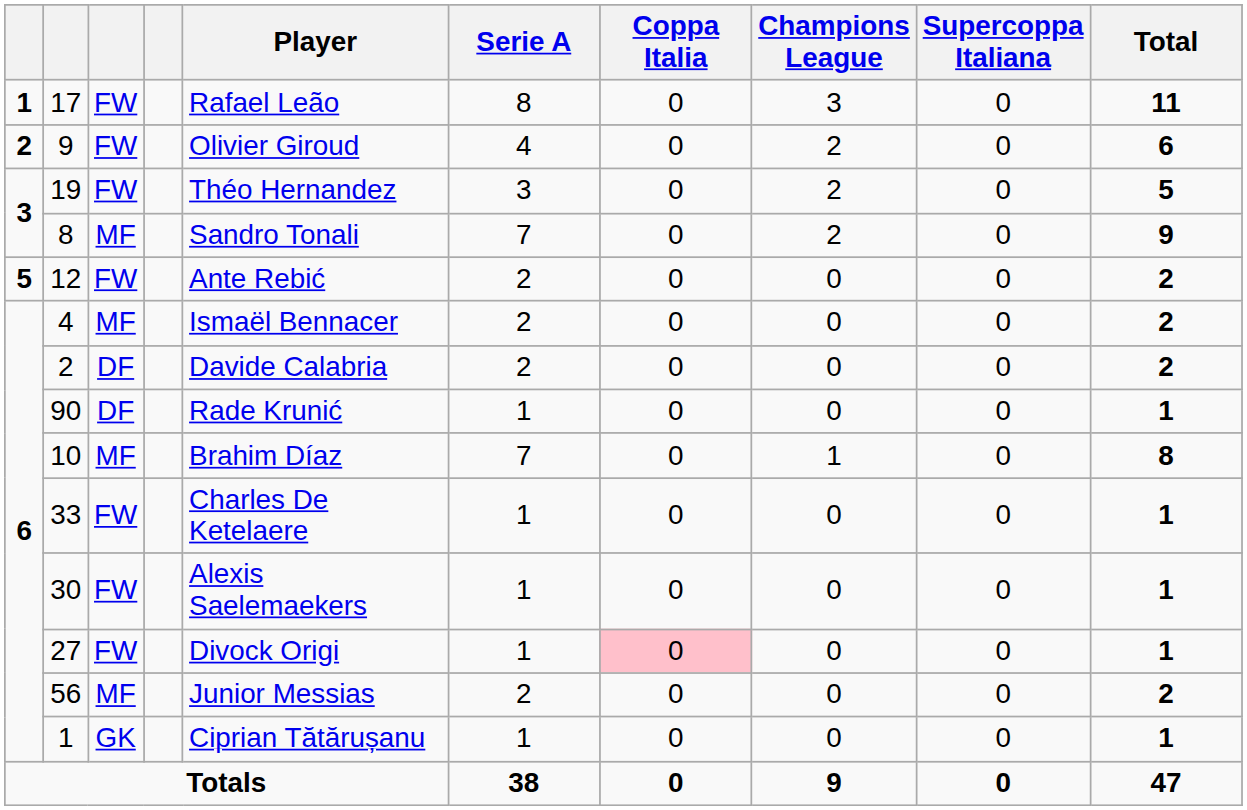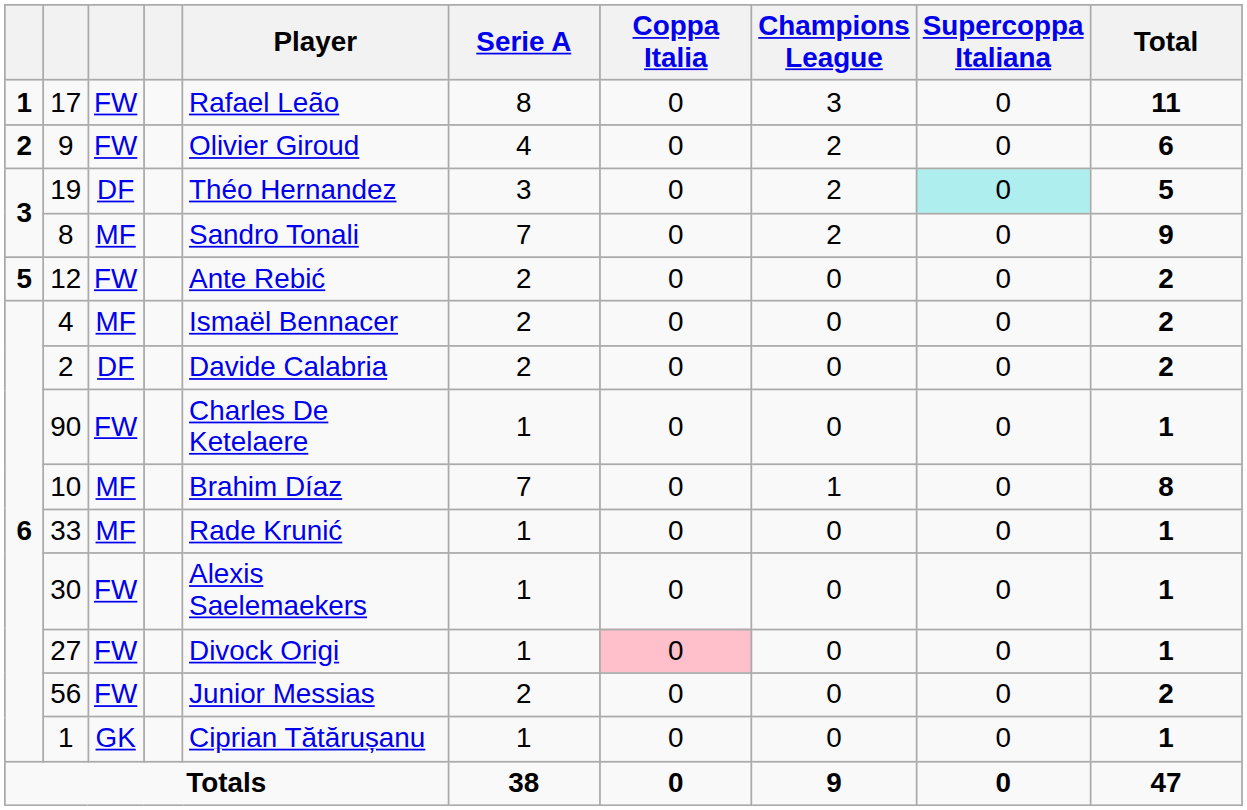(116, 190) FW -> (116, 190) DF
(1003, 190) no background -> (1003, 190) paleturquoise background
(116, 411) DF -> (116, 426) FW
(266, 411) Rade Krunić -> (259, 426) Charles De Ketelaere
(116, 515) FW -> (116, 530) MF
(259, 515) Charles De Ketelaere -> (266, 530) Rade Krunić
(116, 694) MF -> (116, 694) FW
